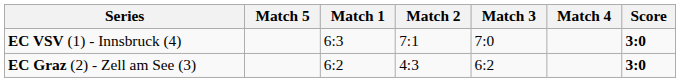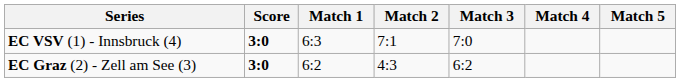columns swapped: (649, 16) <-> (283, 16)
